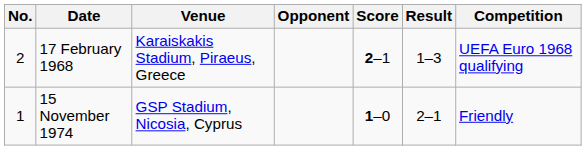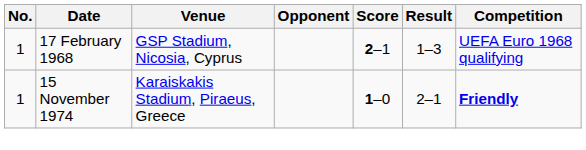(20, 57) 2 -> (20, 49) 1
(196, 57) Karaiskakis Stadium, Piraeus, Greece -> (189, 49) GSP Stadium, Nicosia, Cyprus
(189, 116) GSP Stadium, Nicosia, Cyprus -> (196, 98) Karaiskakis Stadium, Piraeus, Greece
(486, 116) normal -> (489, 98) bold
